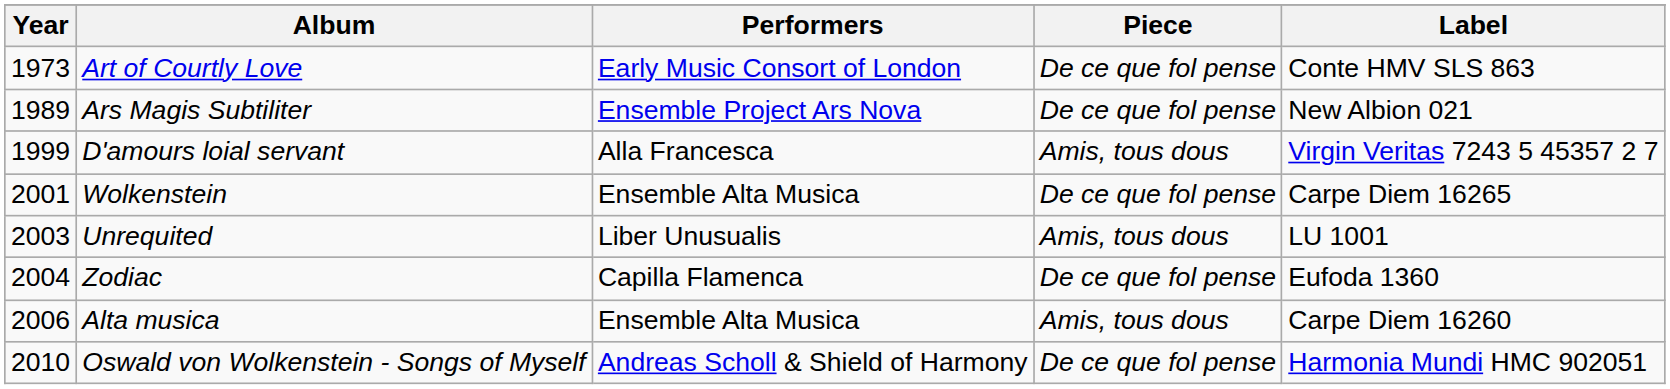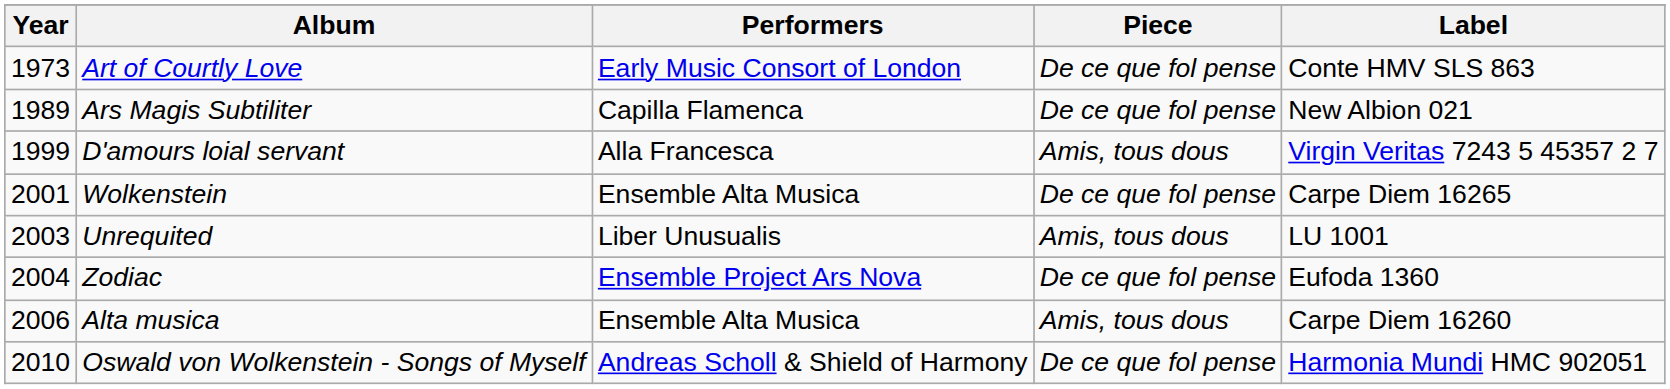(760, 109) Ensemble Project Ars Nova -> (700, 109) Capilla Flamenca
(700, 278) Capilla Flamenca -> (760, 278) Ensemble Project Ars Nova
